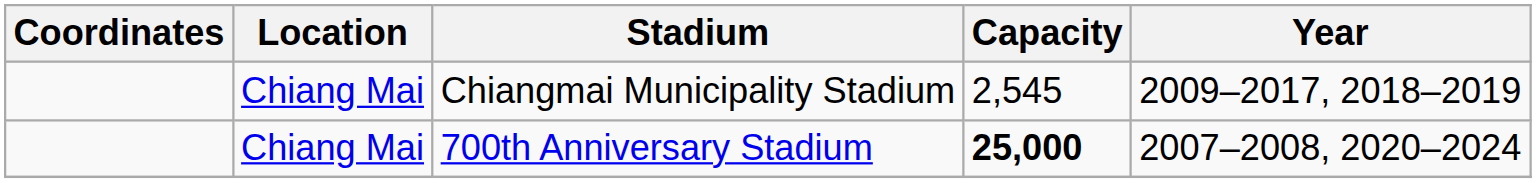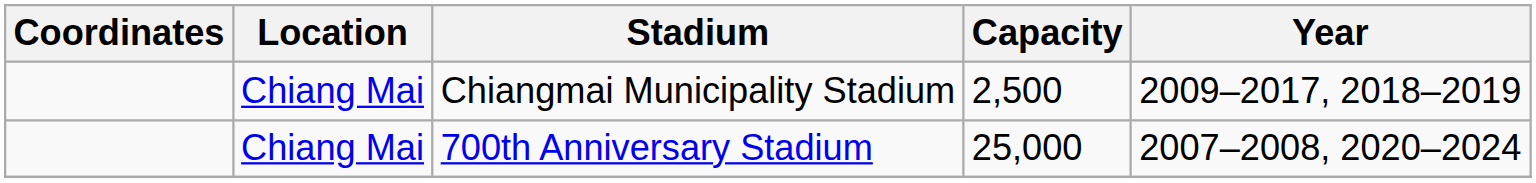(1017, 90) 2,545 -> (1017, 90) 2,500
(1027, 147) bold -> (1027, 147) normal
